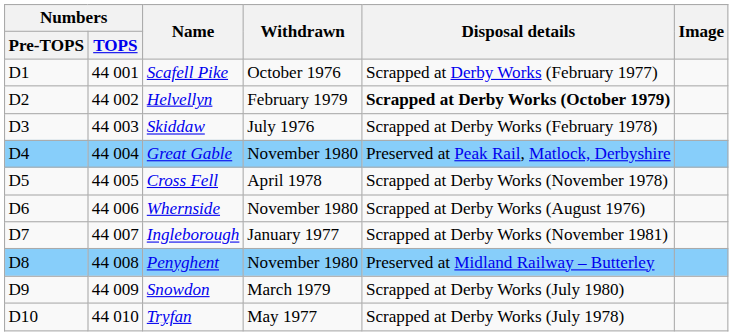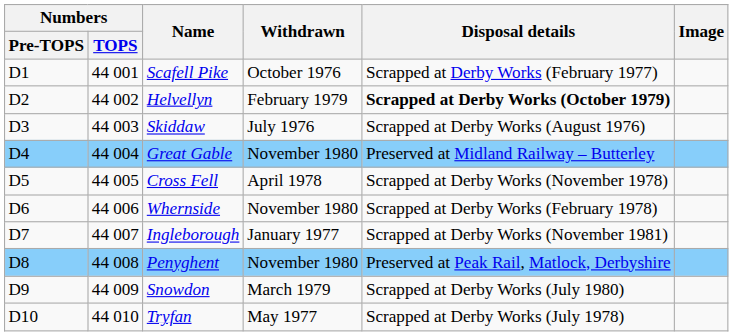(512, 126) Scrapped at Derby Works (February 1978) -> (506, 126) Scrapped at Derby Works (August 1976)
(518, 153) Preserved at Peak Rail, Matlock, Derbyshire -> (510, 153) Preserved at Midland Railway – Butterley
(506, 208) Scrapped at Derby Works (August 1976) -> (512, 208) Scrapped at Derby Works (February 1978)
(510, 262) Preserved at Midland Railway – Butterley -> (518, 262) Preserved at Peak Rail, Matlock, Derbyshire
